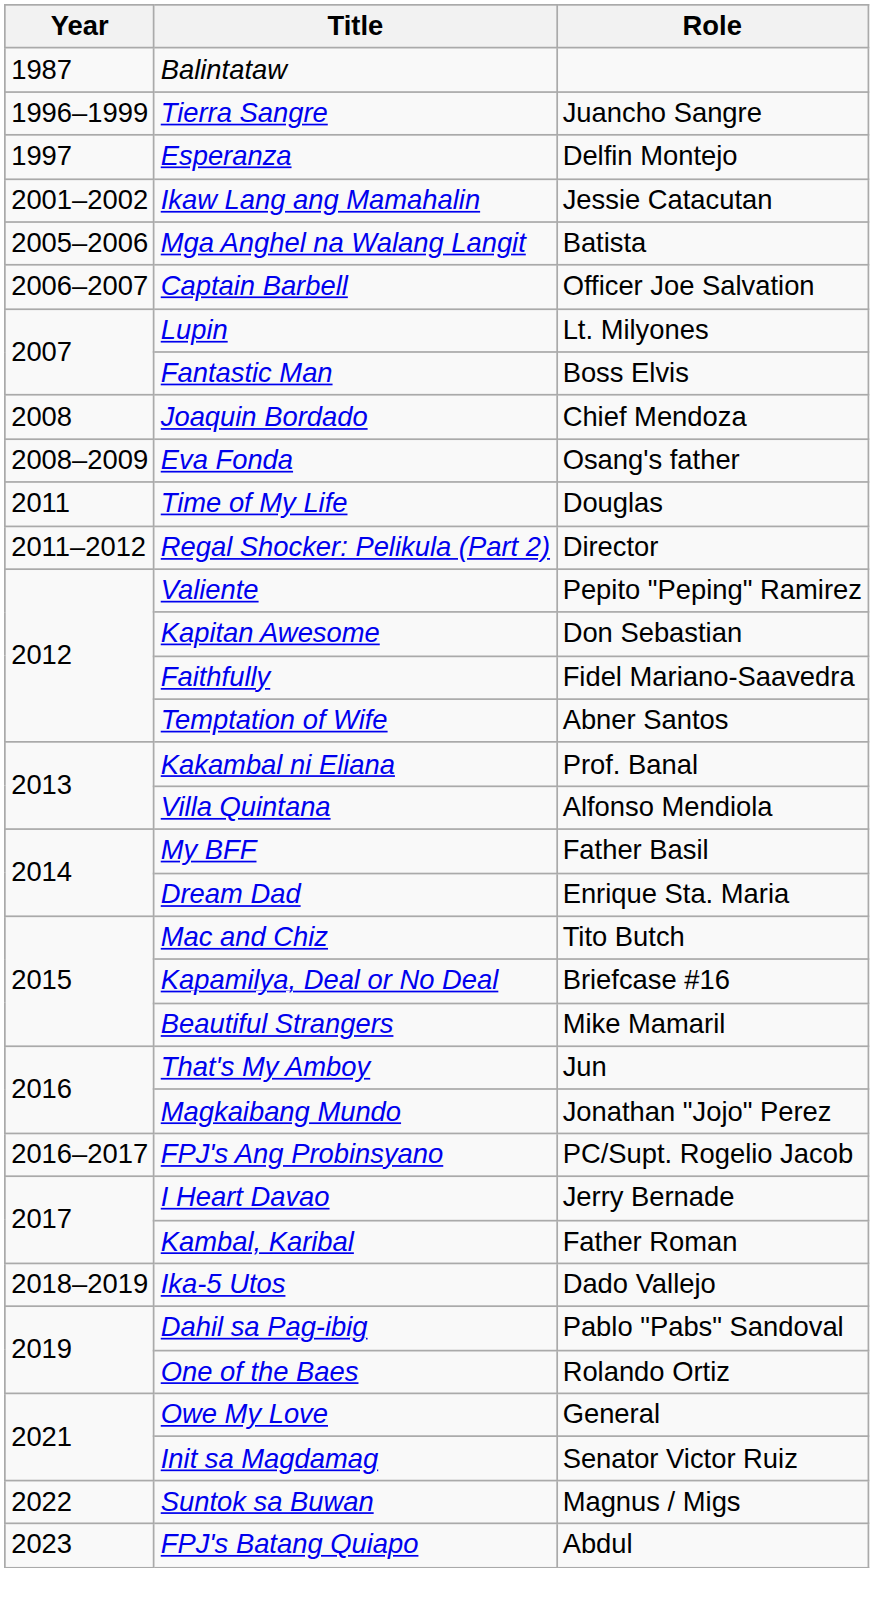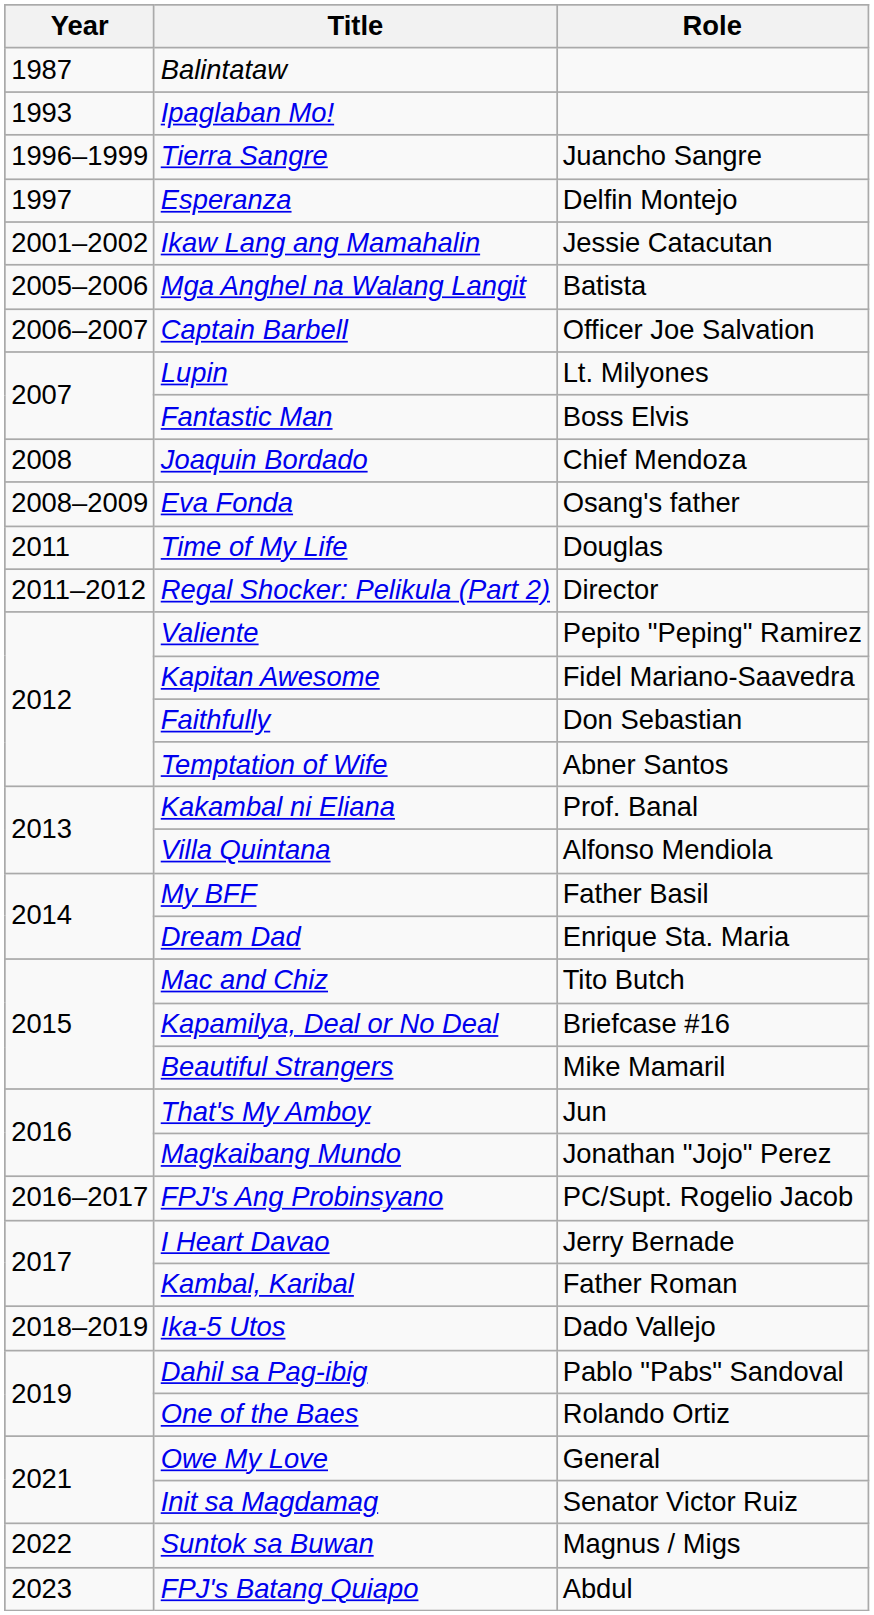+ row: (247, 112)
(652, 633) Don Sebastian -> (709, 677) Fidel Mariano-Saavedra
(709, 677) Fidel Mariano-Saavedra -> (652, 720) Don Sebastian
